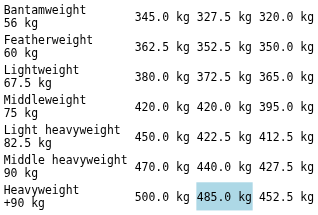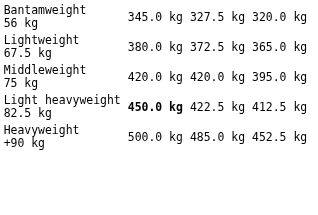- row: (48, 47)
(162, 137) normal -> (155, 107) bold
- row: (66, 166)
(224, 196) lightblue background -> (217, 137) no background
